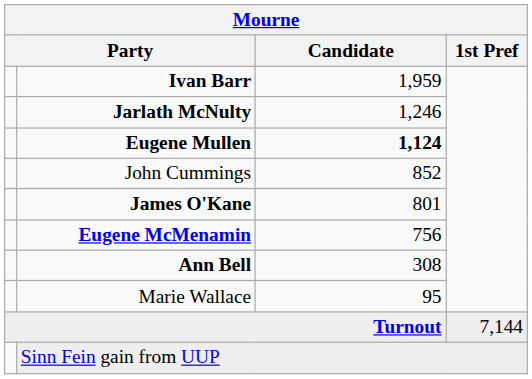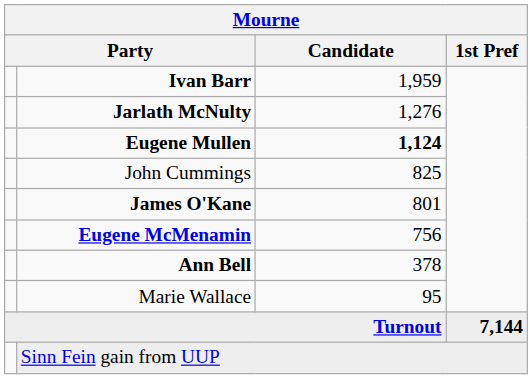(420, 111) 1,246 -> (420, 111) 1,276
(427, 173) 852 -> (427, 173) 825
(427, 265) 308 -> (427, 265) 378
(501, 326) normal -> (501, 326) bold
